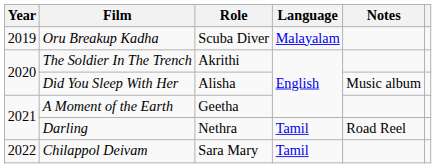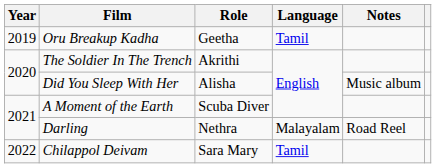(234, 38) Scuba Diver -> (218, 38) Geetha
(308, 38) Malayalam -> (292, 38) Tamil
(218, 106) Geetha -> (234, 106) Scuba Diver
(292, 128) Tamil -> (308, 128) Malayalam
